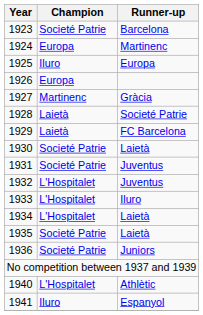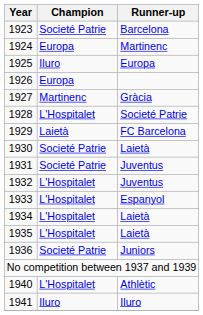(54, 115) Laietà -> (67, 115) L'Hospitalet
(131, 200) Iluro -> (142, 200) Espanyol
(73, 234) Societé Patrie -> (67, 234) L'Hospitalet
(142, 302) Espanyol -> (131, 302) Iluro
